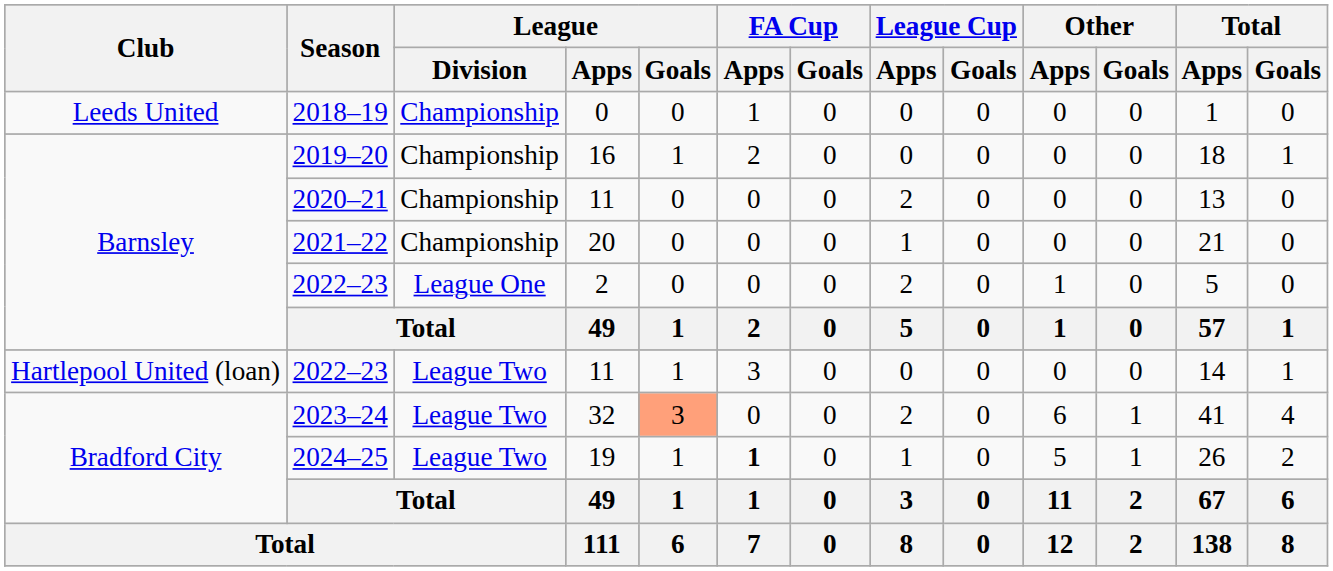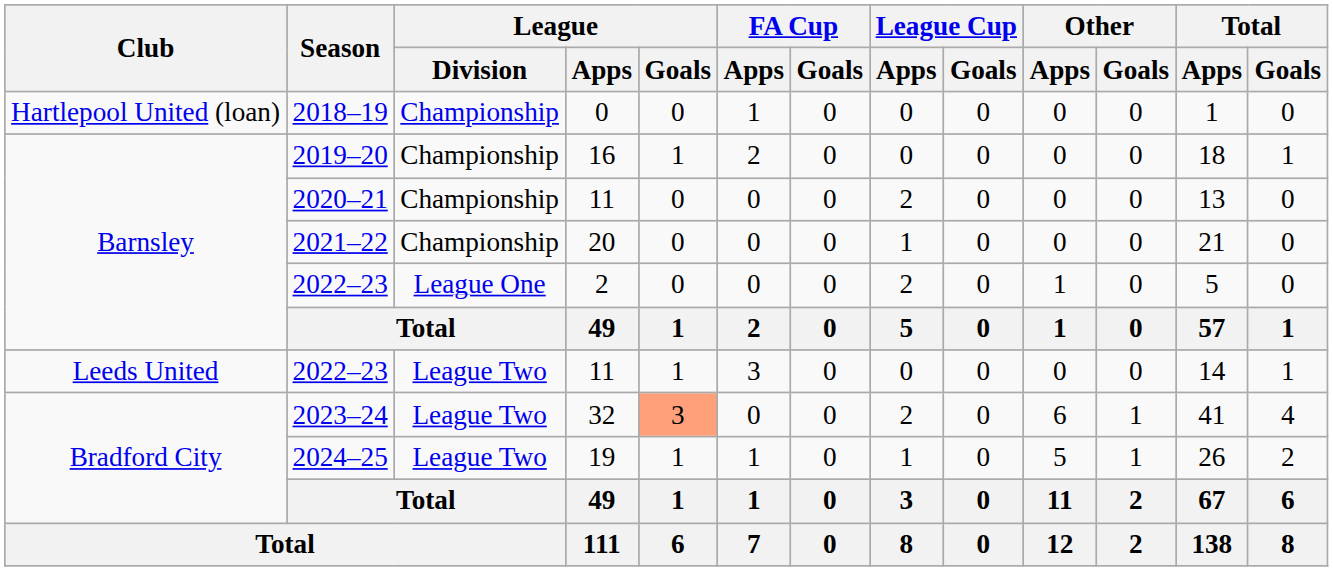(146, 112) Leeds United -> (146, 112) Hartlepool United (loan)
(146, 371) Hartlepool United (loan) -> (146, 371) Leeds United
(754, 457) bold -> (754, 457) normal
